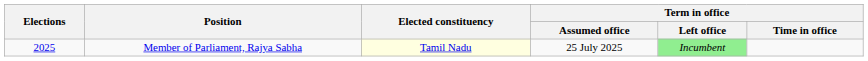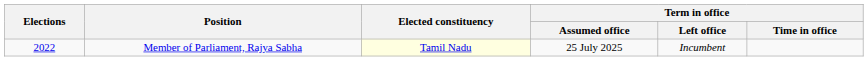(44, 47) 2025 -> (44, 47) 2022
(702, 47) lightgreen background -> (702, 47) no background
